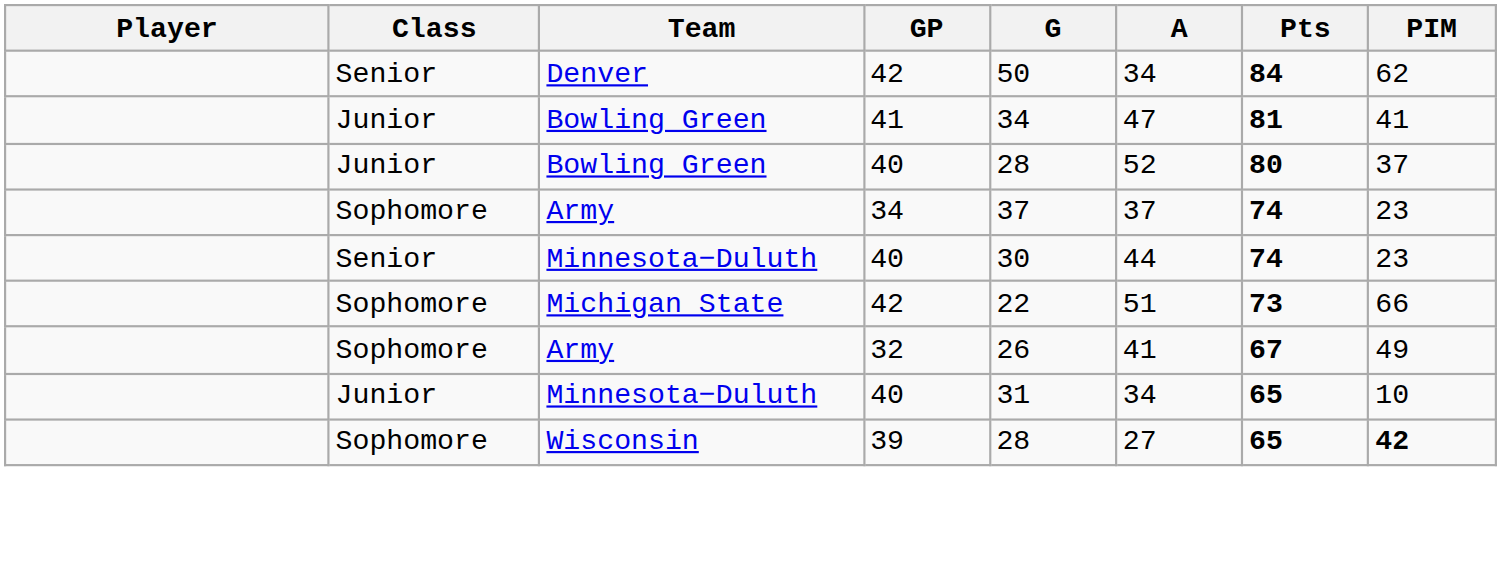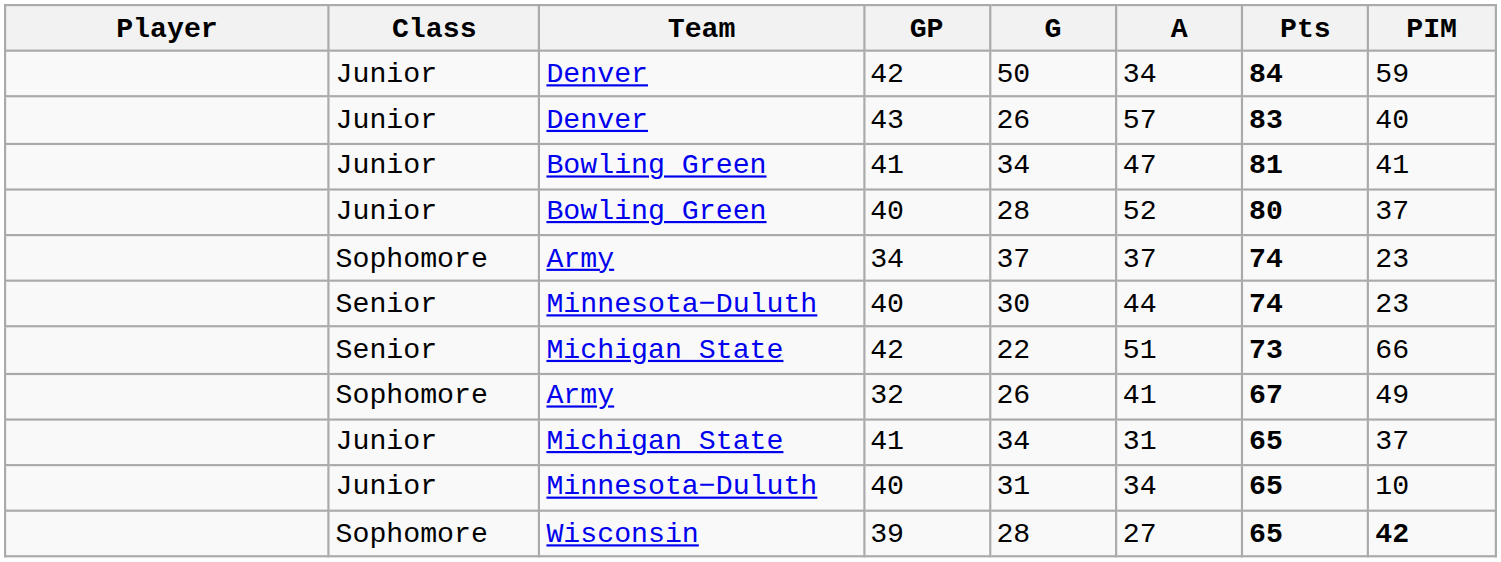(386, 74) Senior -> (386, 74) Junior
(1392, 74) 62 -> (1392, 74) 59
+ row: (597, 120)
(412, 304) Sophomore -> (386, 350) Senior
+ row: (665, 442)
